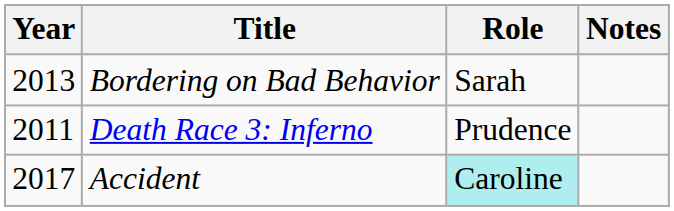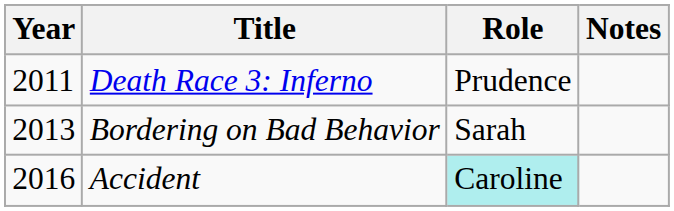rows swapped: (231, 129) <-> (265, 79)
(44, 179) 2017 -> (44, 179) 2016
